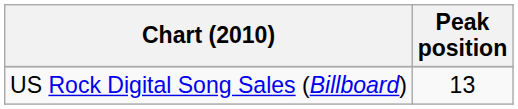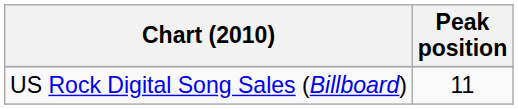(462, 85) 13 -> (462, 85) 11
